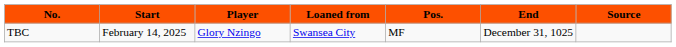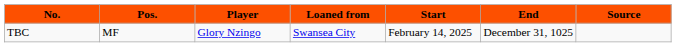columns swapped: (433, 14) <-> (147, 14)
